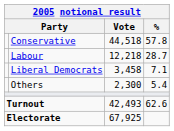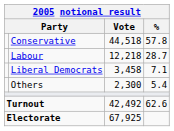(125, 104) 42,493 -> (125, 104) 42,492
